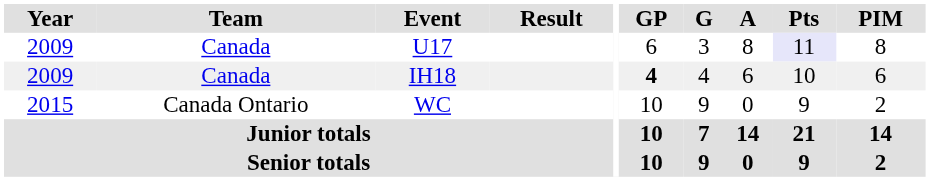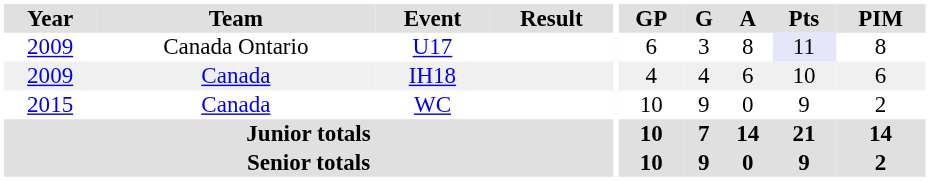(236, 46) Canada -> (236, 46) Canada Ontario
(651, 75) bold -> (651, 75) normal
(236, 104) Canada Ontario -> (236, 104) Canada
